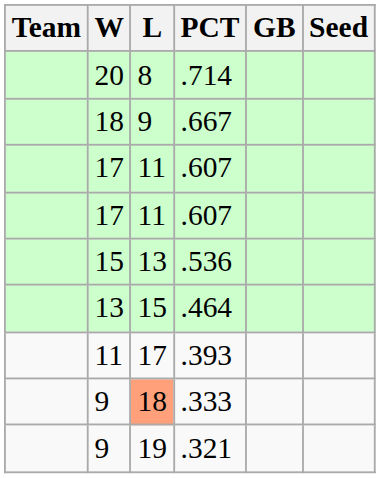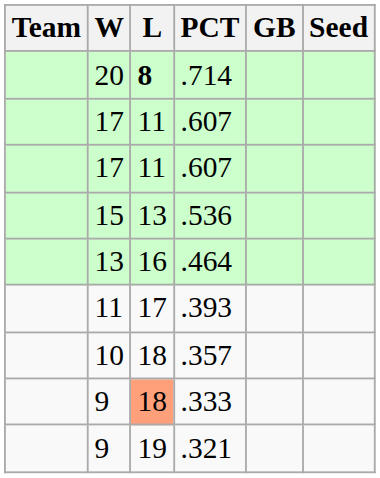(145, 74) normal -> (145, 74) bold
- row: (109, 121)
(152, 307) 15 -> (152, 261) 16
+ row: (109, 354)
